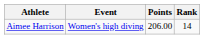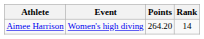(160, 26) 206.00 -> (160, 26) 264.20
